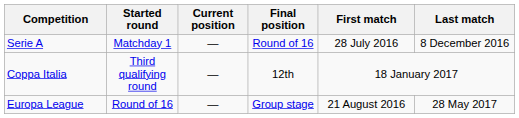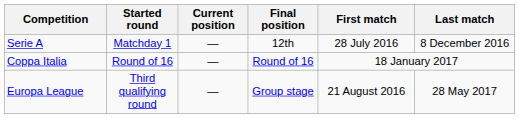(283, 43) Round of 16 -> (283, 43) 12th
(142, 74) Third qualifying round -> (142, 61) Round of 16
(283, 74) 12th -> (283, 61) Round of 16
(142, 104) Round of 16 -> (142, 91) Third qualifying round
